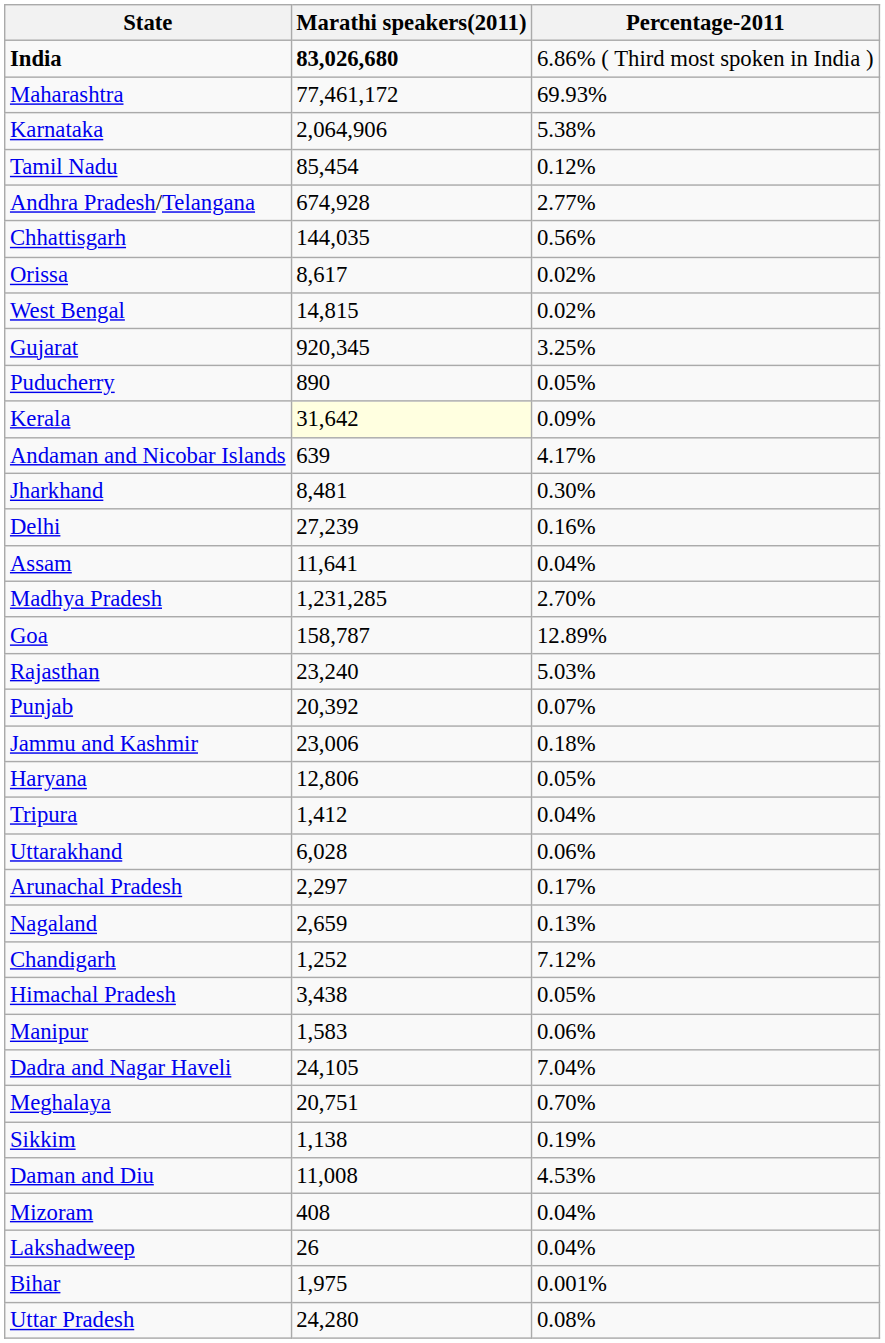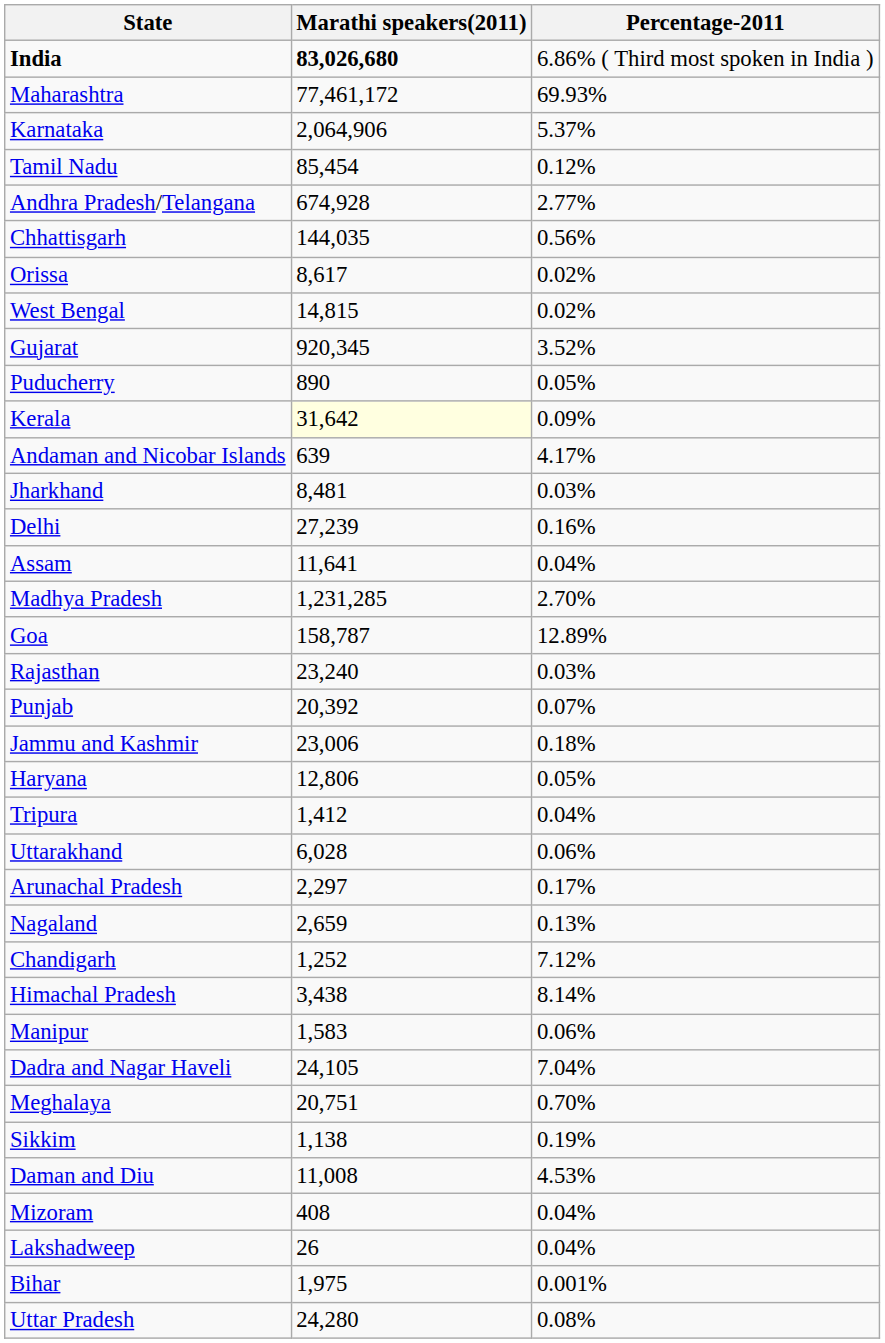(566, 130) 5.38% -> (566, 130) 5.37%
(566, 346) 3.25% -> (566, 346) 3.52%
(566, 490) 0.30% -> (566, 490) 0.03%
(566, 671) 5.03% -> (566, 671) 0.03%
(566, 995) 0.05% -> (566, 995) 8.14%
